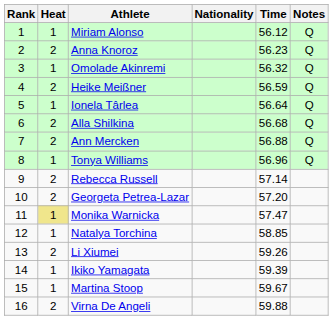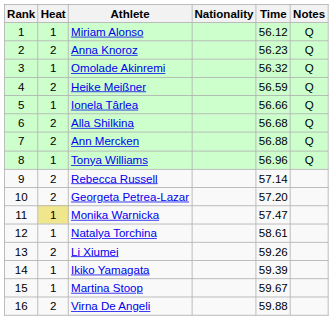(273, 105) 56.64 -> (273, 105) 56.66
(273, 233) 58.85 -> (273, 233) 58.61
